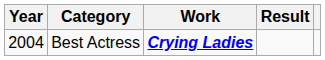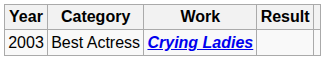(26, 42) 2004 -> (26, 42) 2003
